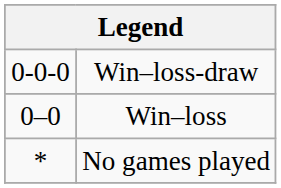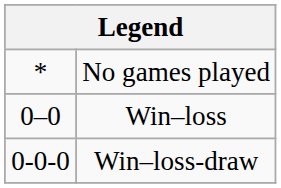rows swapped: (176, 71) <-> (176, 160)
